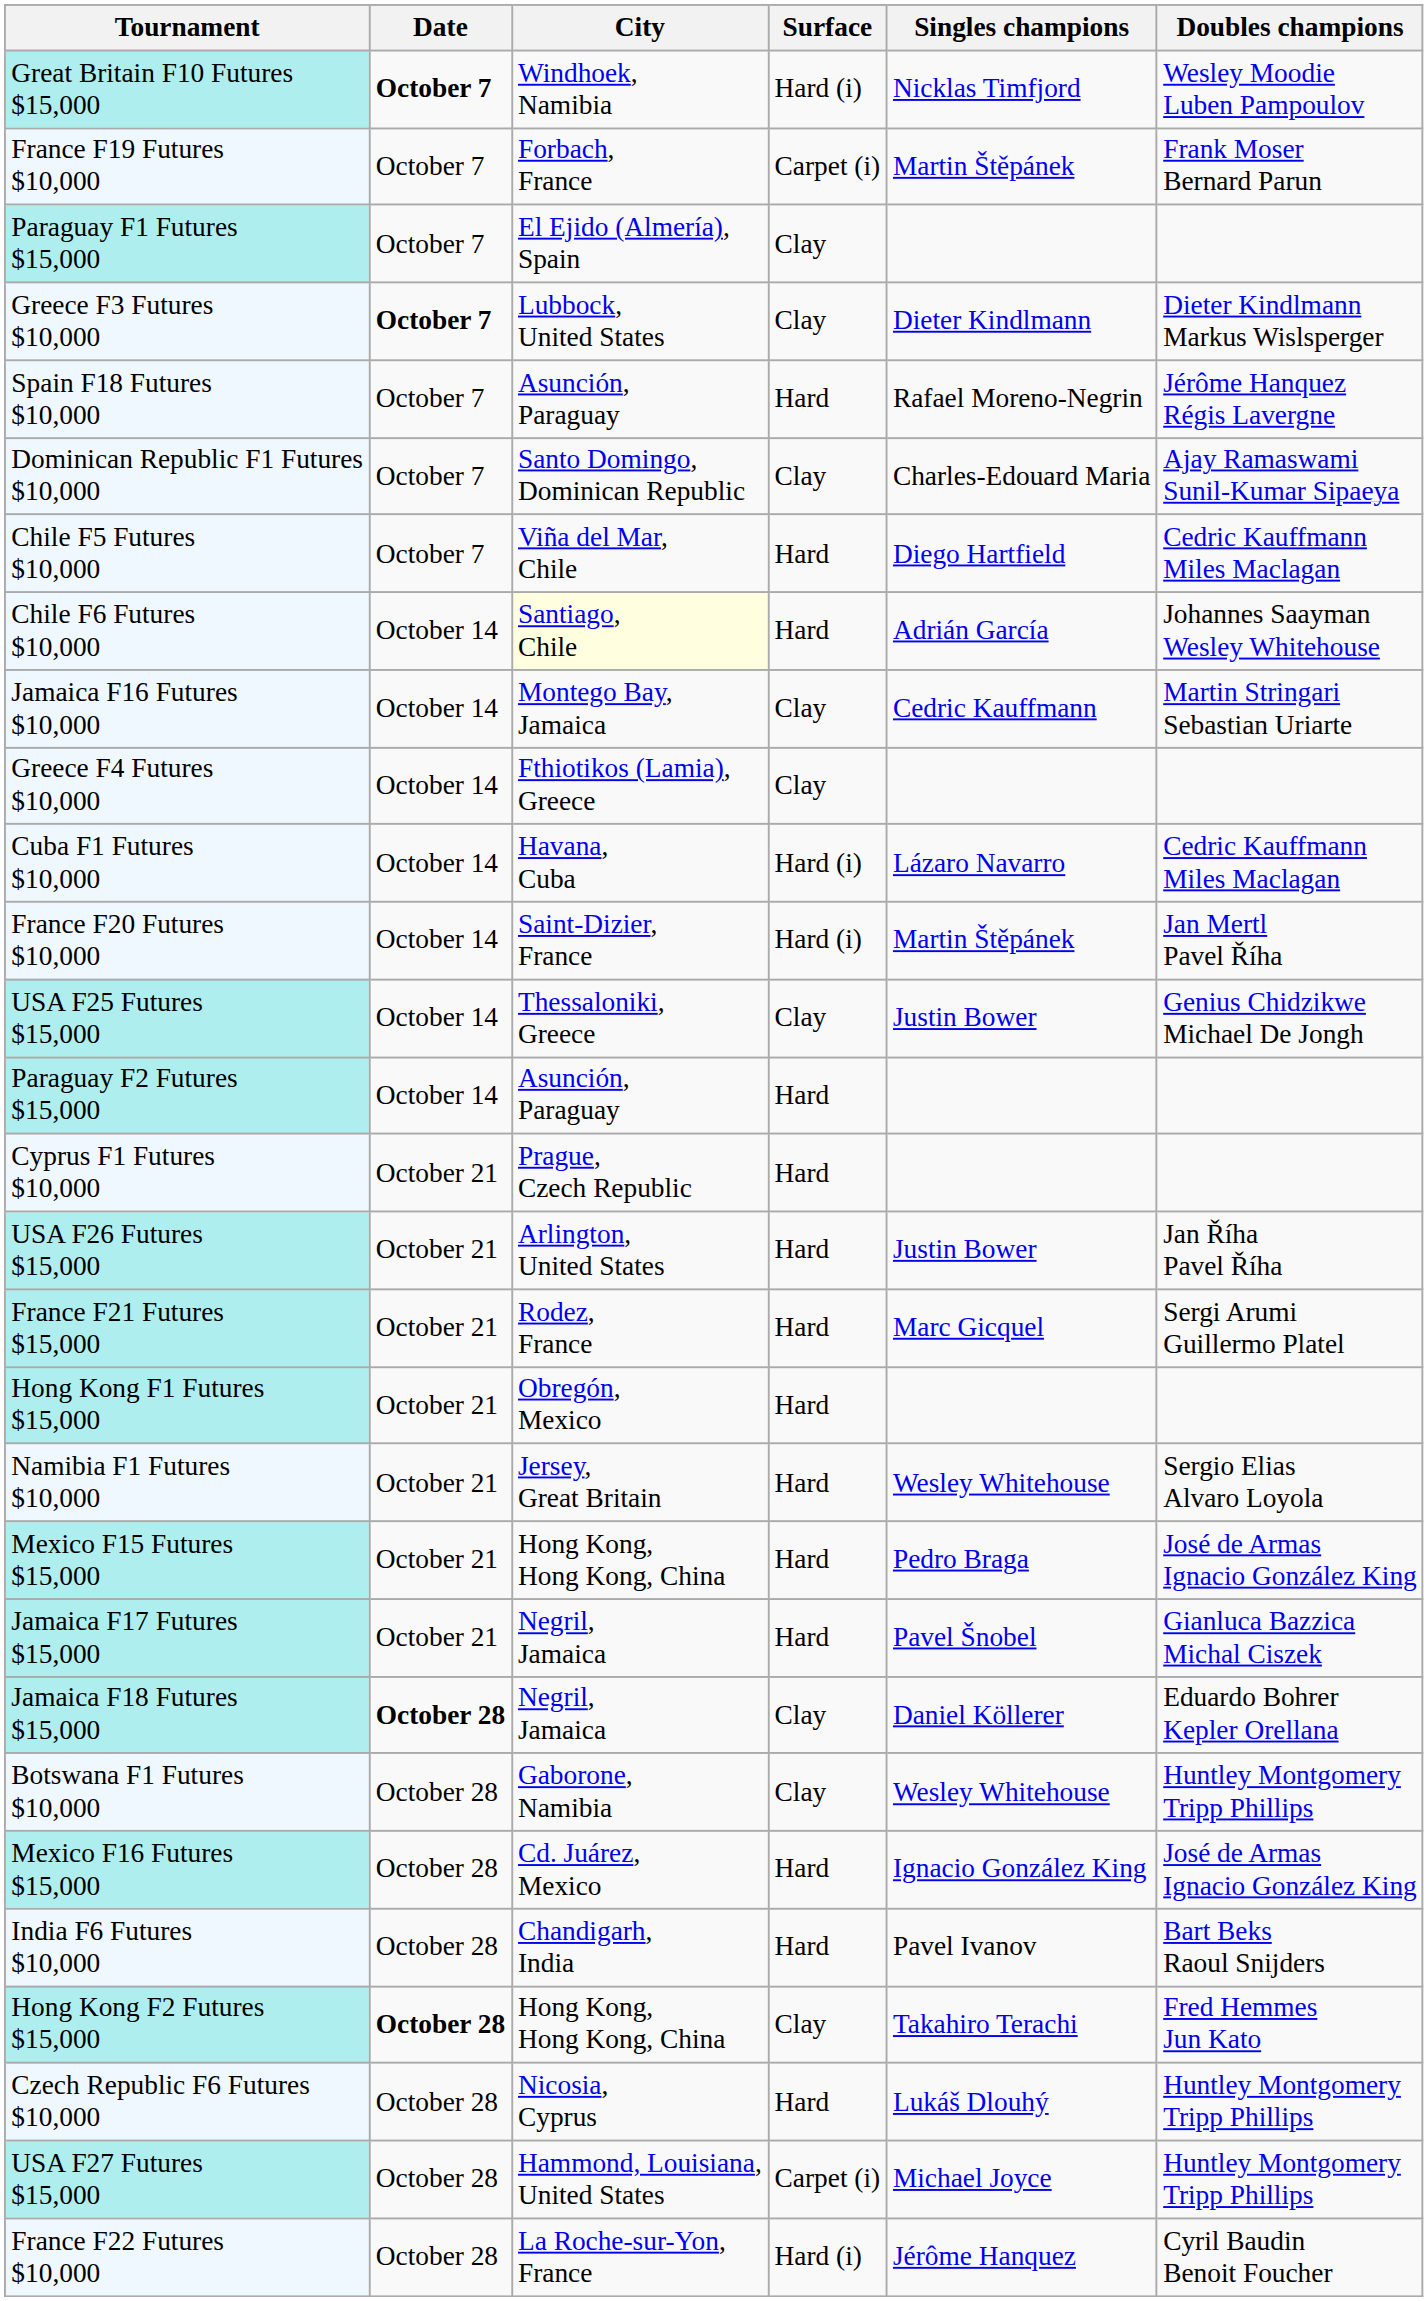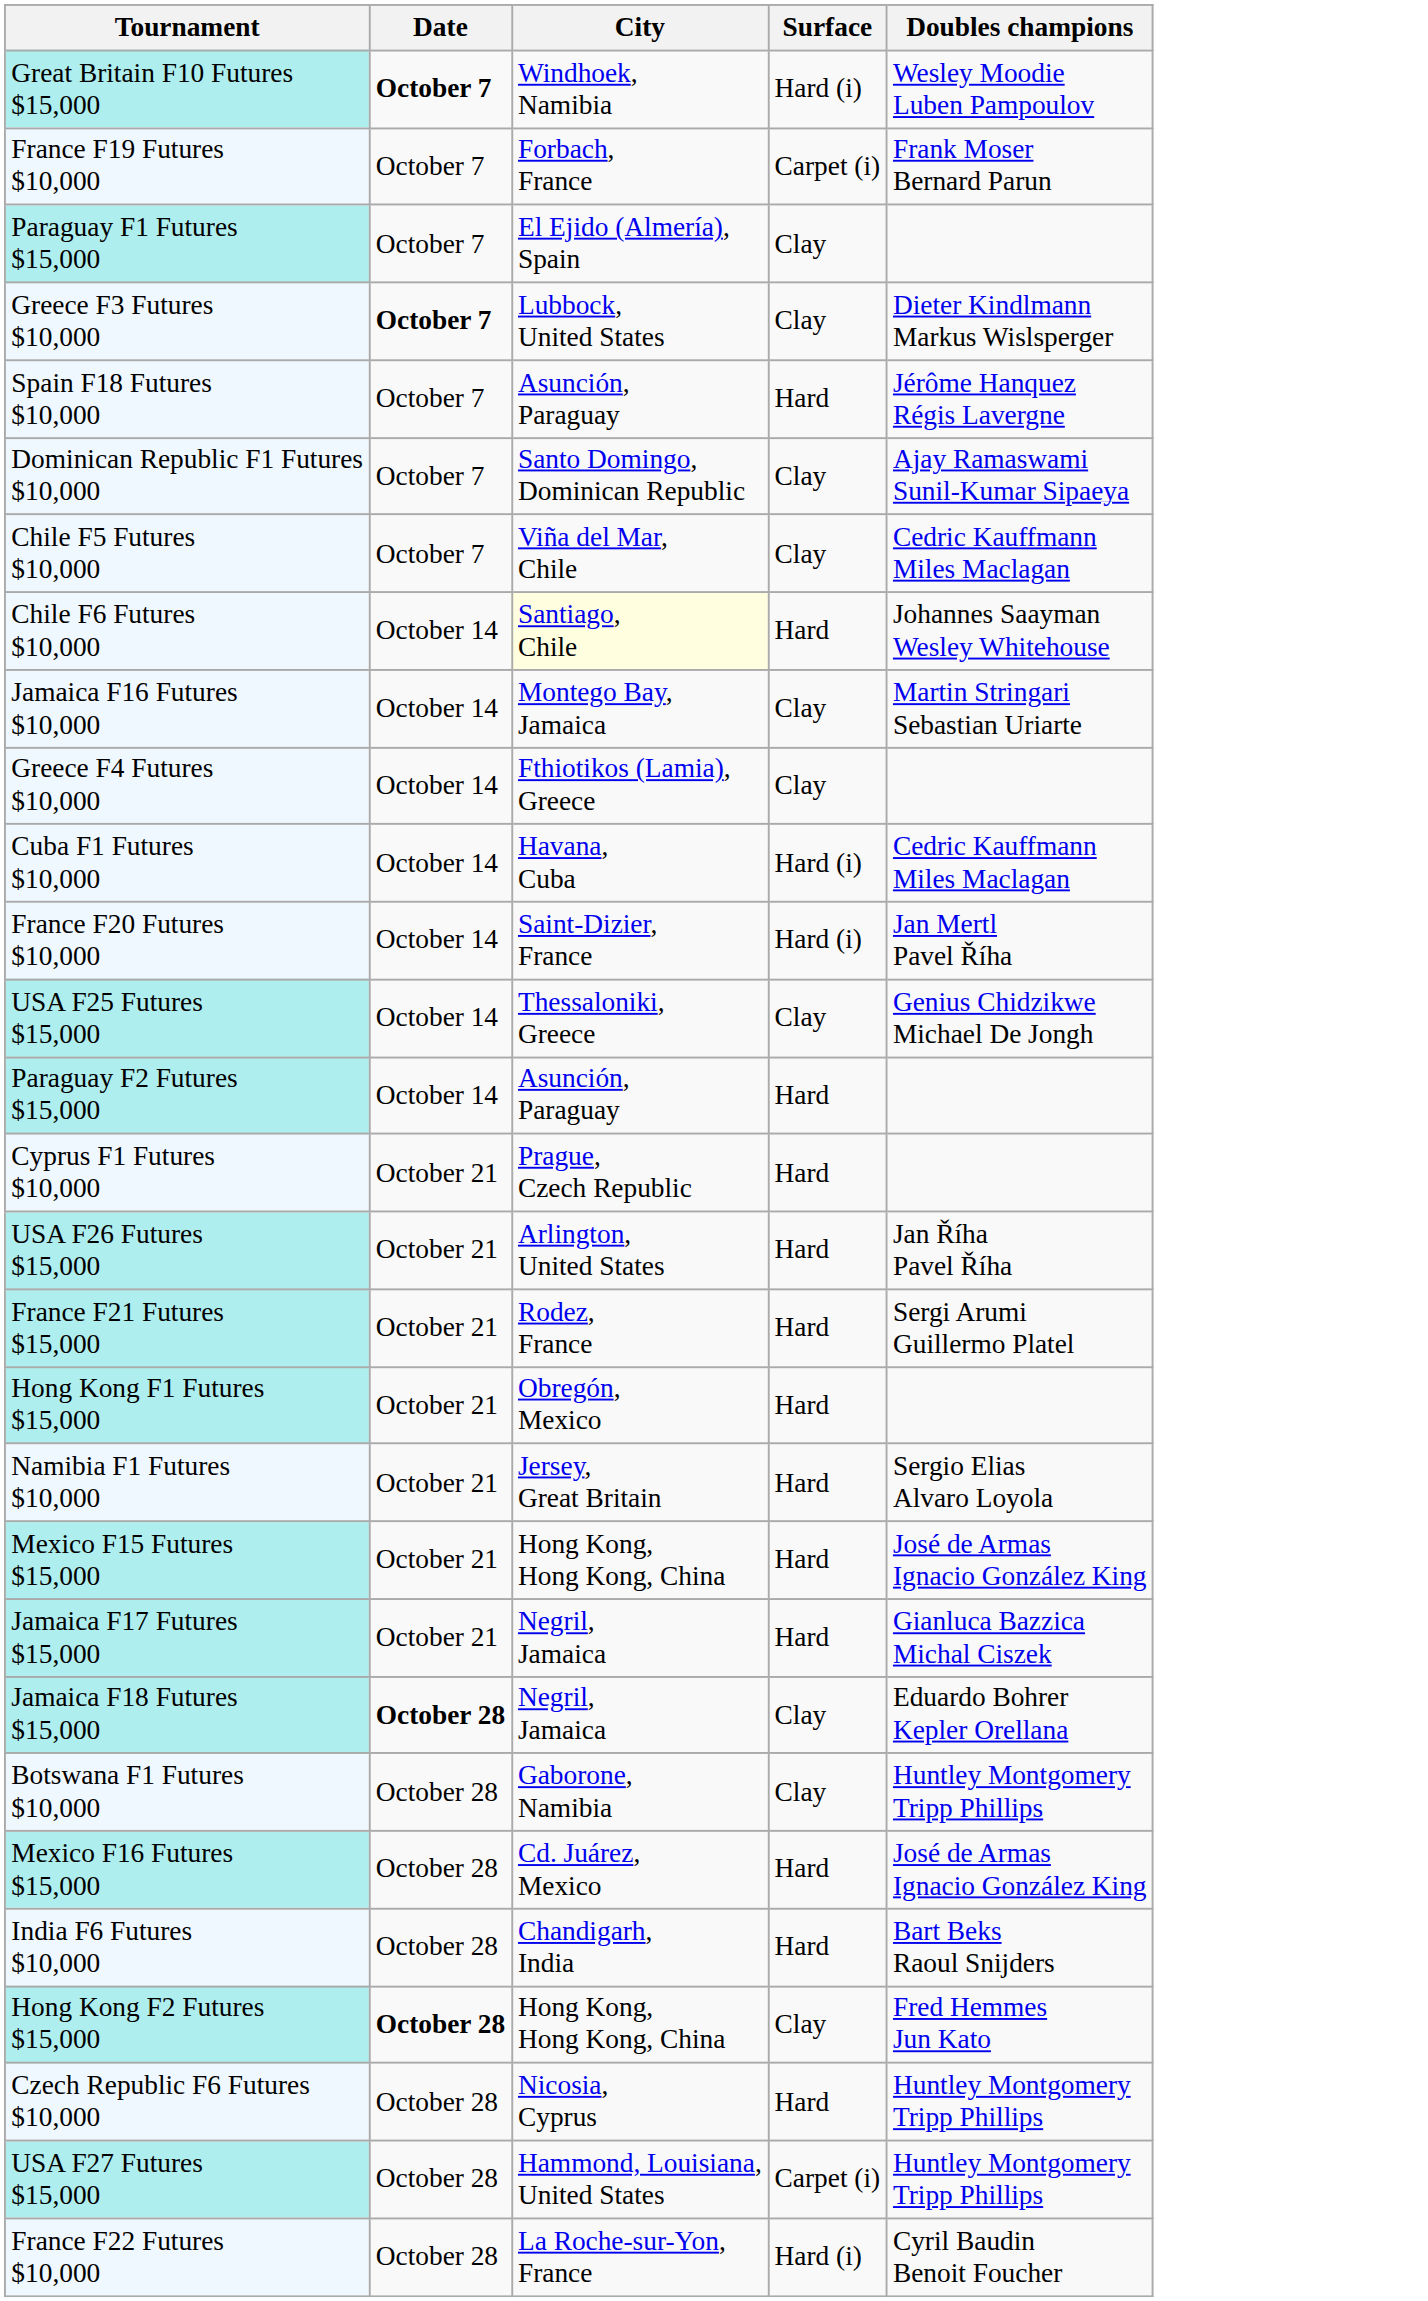- column: (1022, 27)
(802, 553) Hard -> (800, 553) Clay
